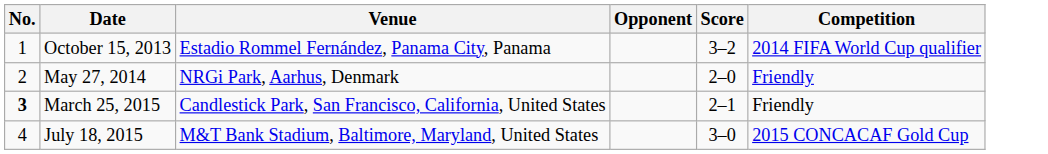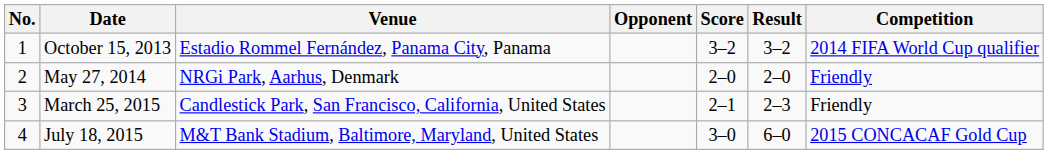+ column: (777, 18)
(22, 105) bold -> (22, 105) normal
